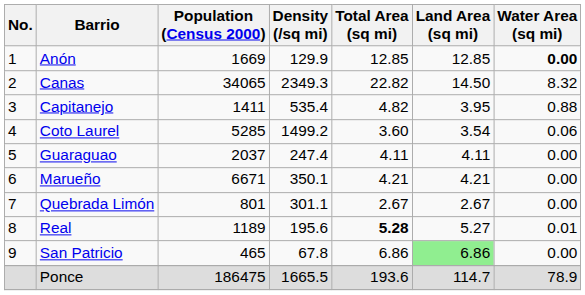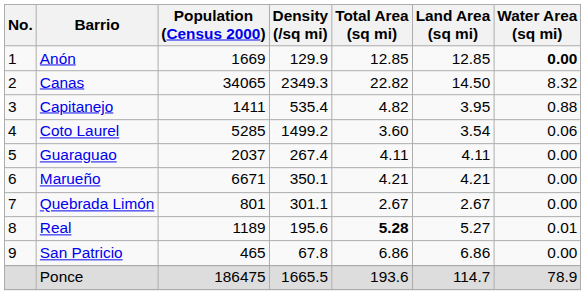(309, 155) 247.4 -> (309, 155) 267.4
(475, 253) lightgreen background -> (475, 253) no background
